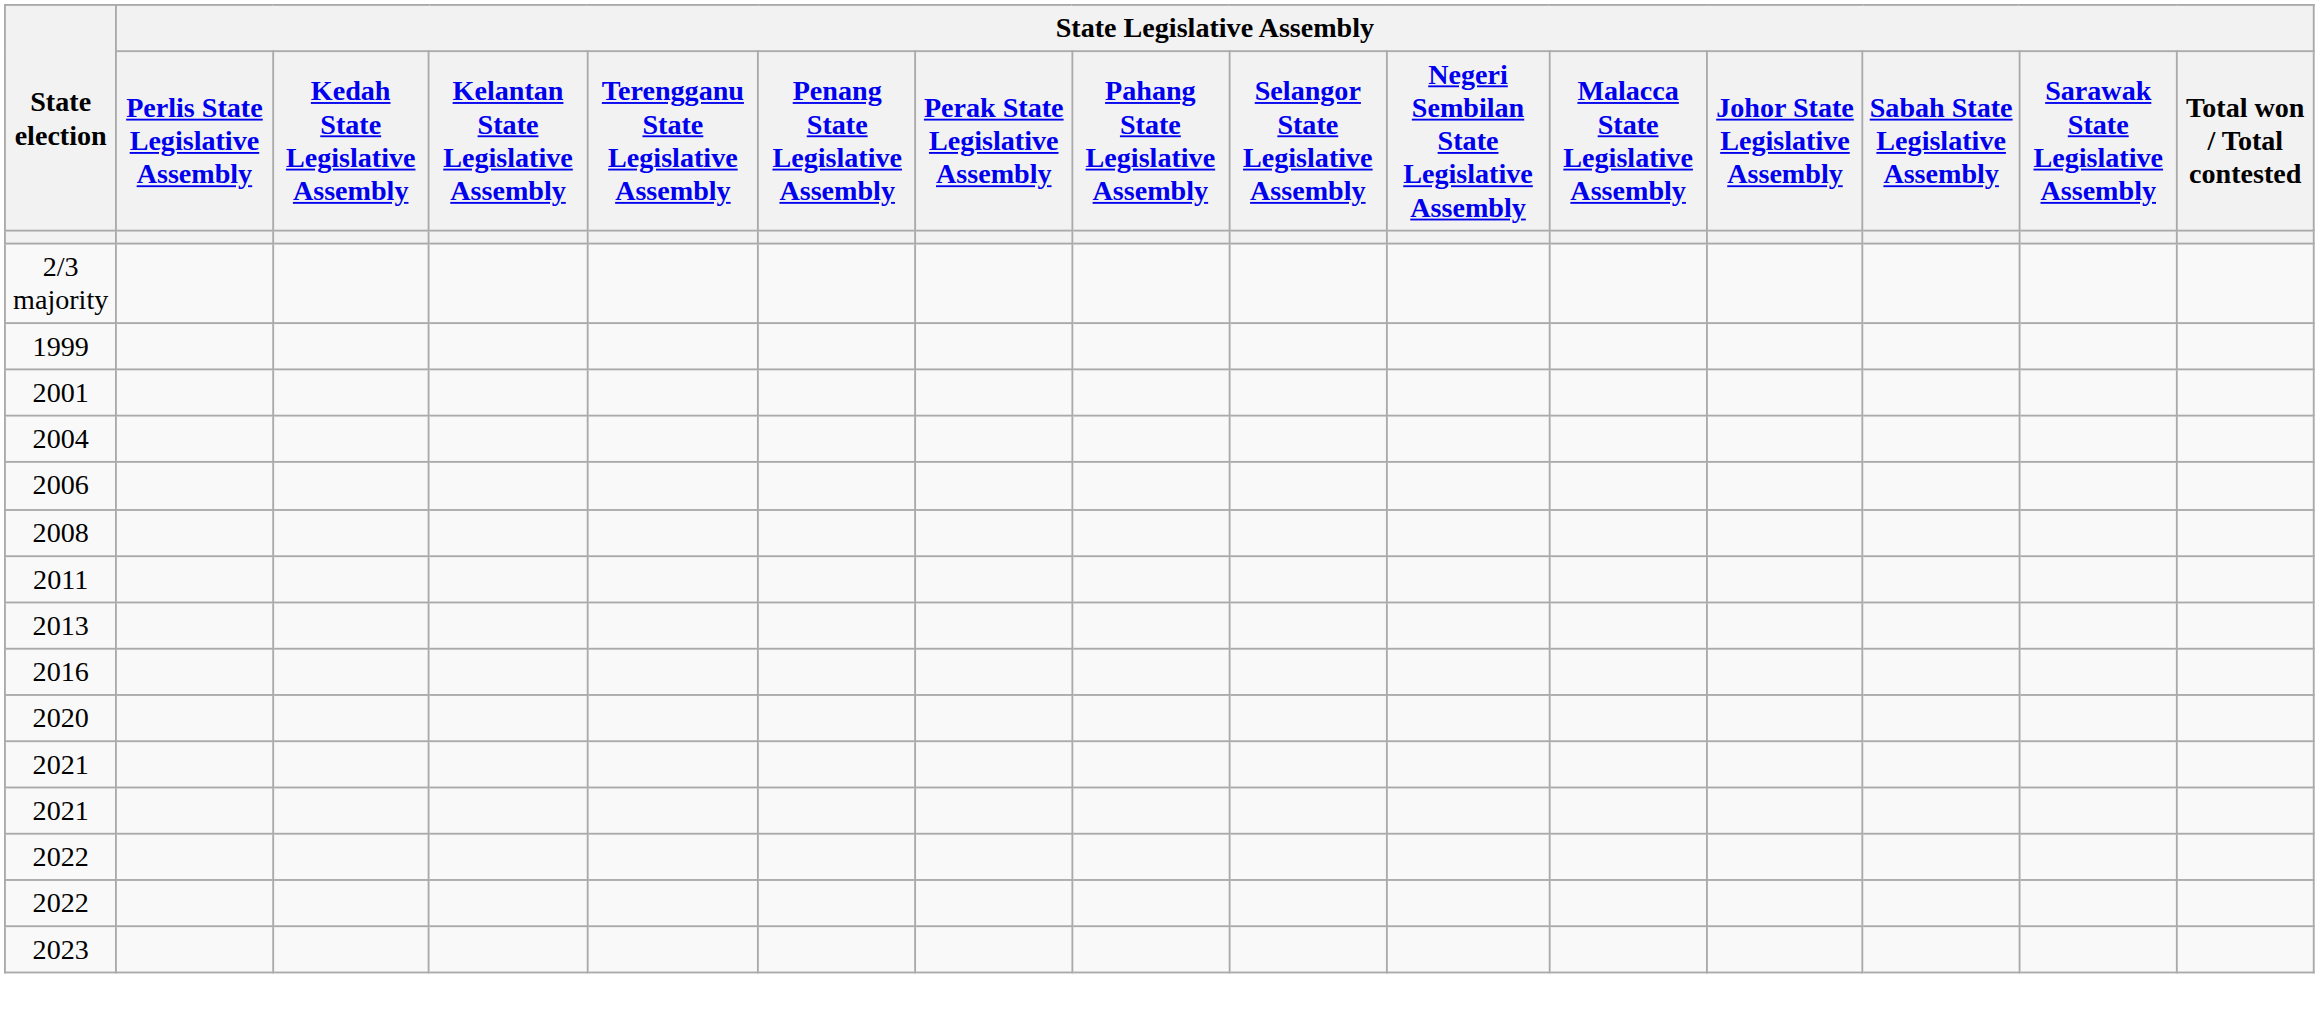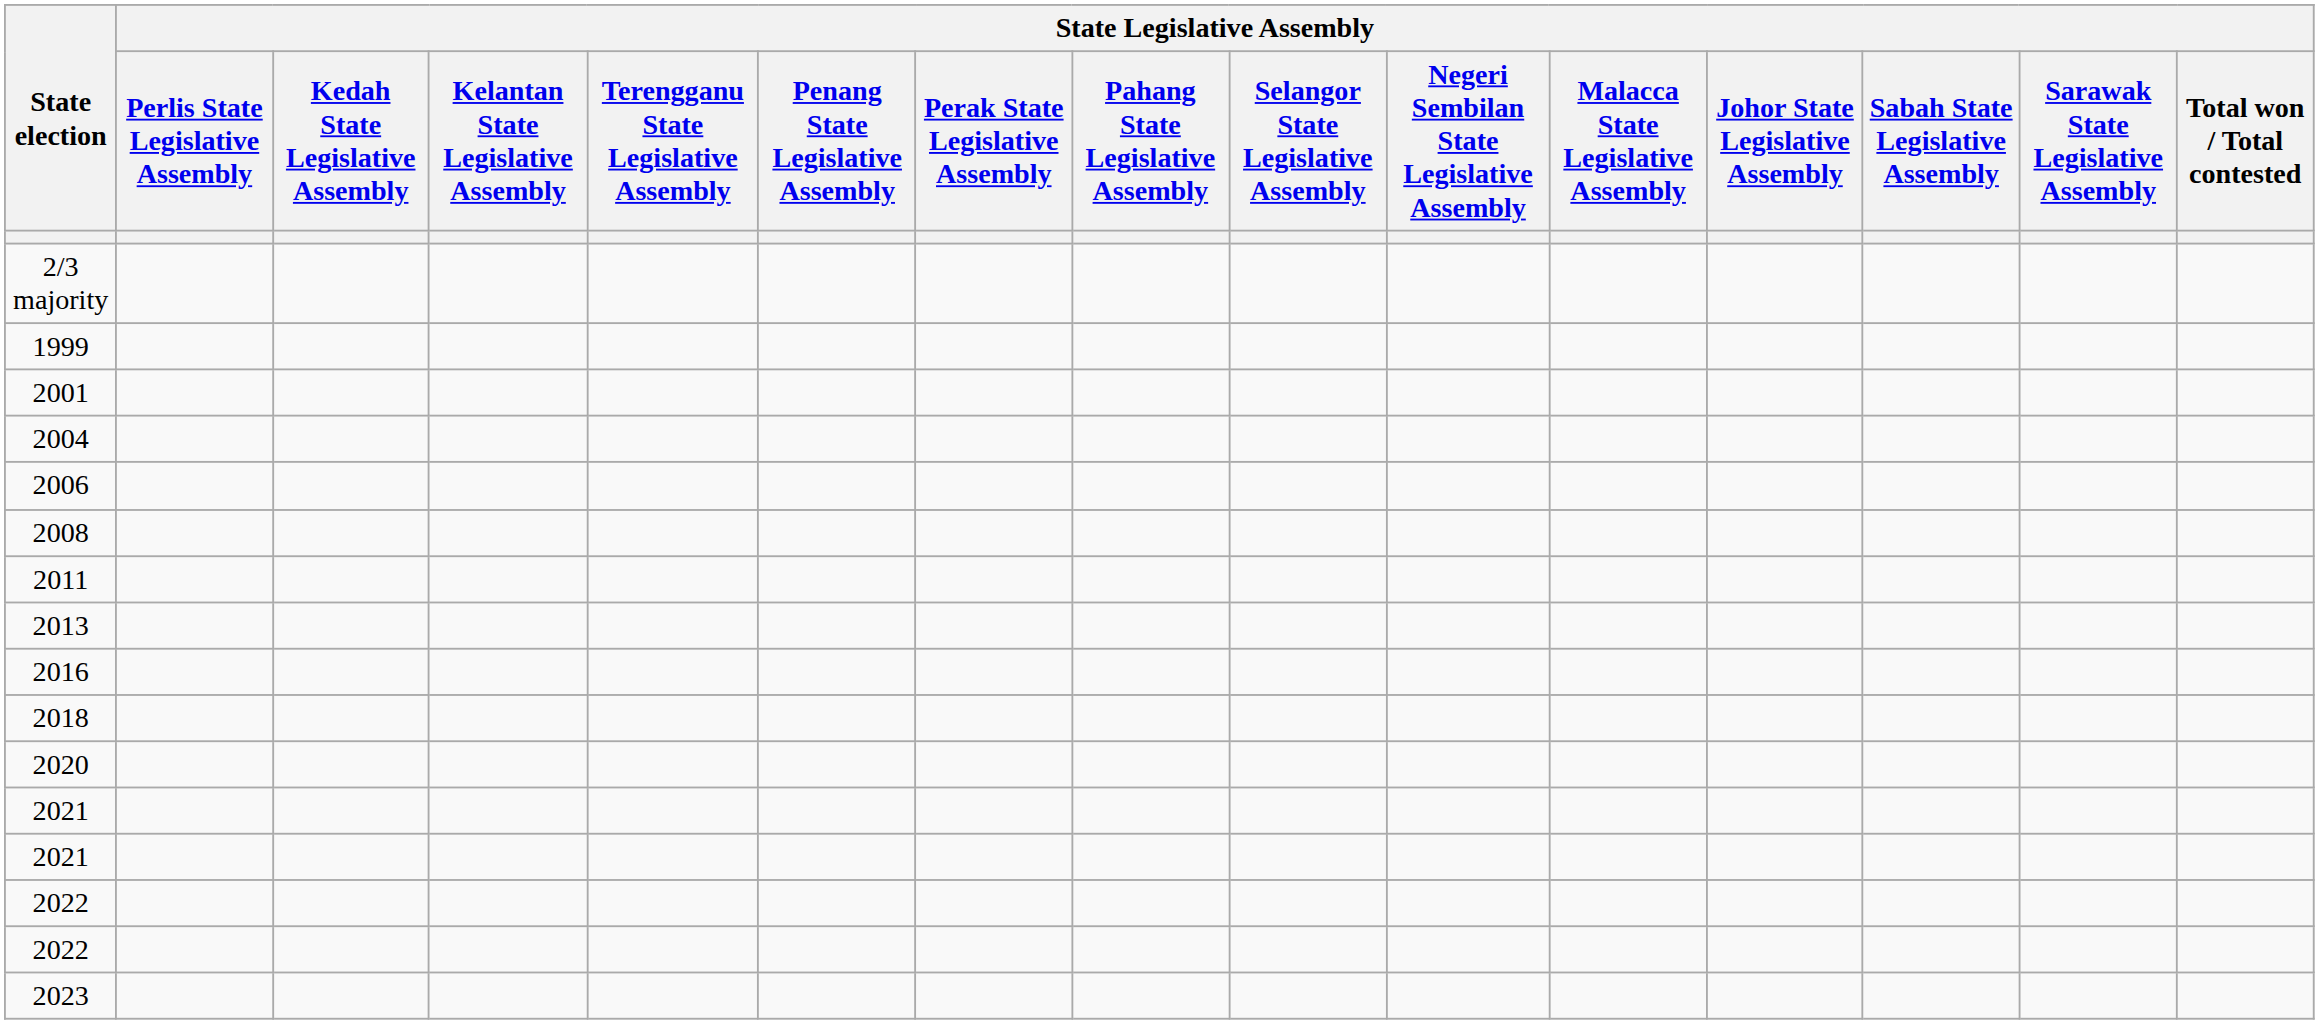+ row: (61, 717)
